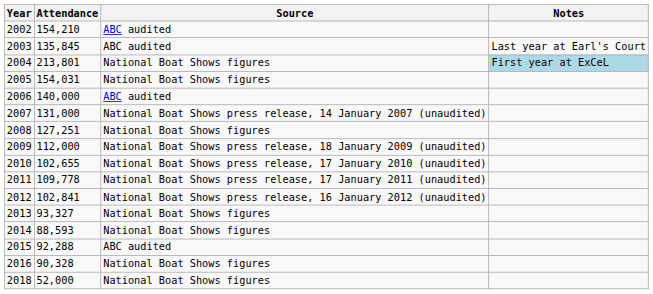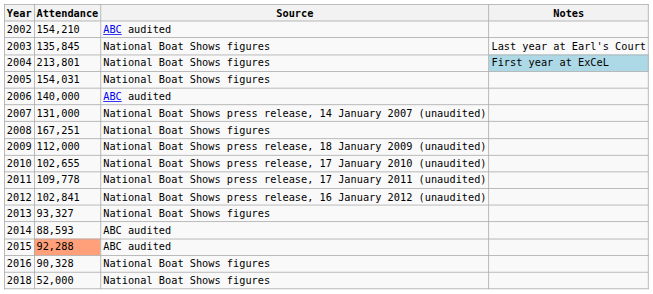(137, 46) ABC audited -> (187, 46) National Boat Shows figures
(58, 130) 127,251 -> (58, 130) 167,251
(187, 230) National Boat Shows figures -> (137, 230) ABC audited
(55, 247) no background -> (55, 247) lightsalmon background
